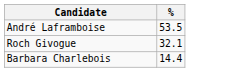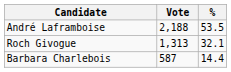+ column: (178, 12)
